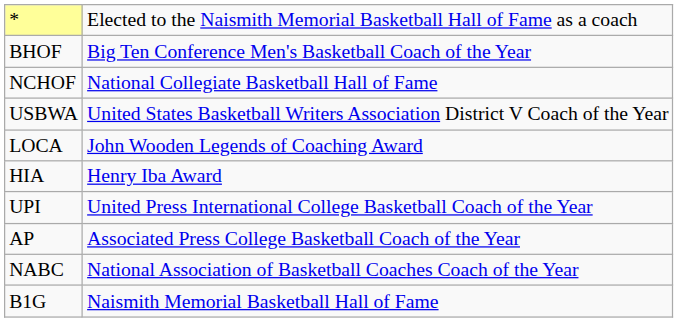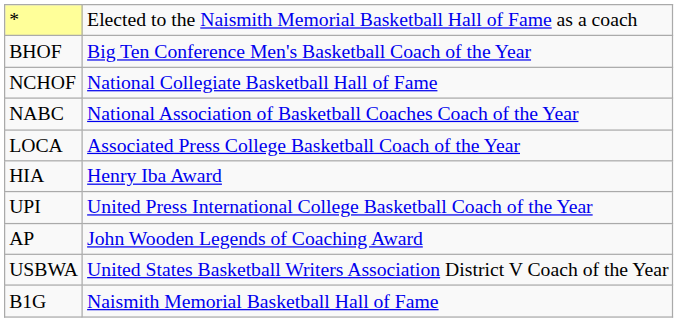rows swapped: (36, 269) <-> (44, 113)
(255, 144) John Wooden Legends of Coaching Award -> (304, 144) Associated Press College Basketball Coach of the Year
(304, 238) Associated Press College Basketball Coach of the Year -> (255, 238) John Wooden Legends of Coaching Award
